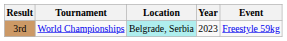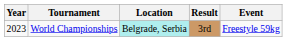columns swapped: (208, 12) <-> (20, 12)
